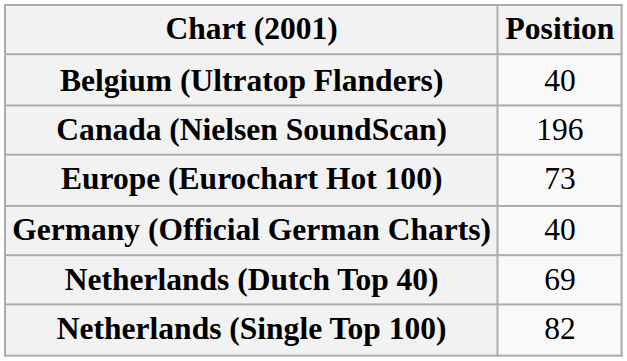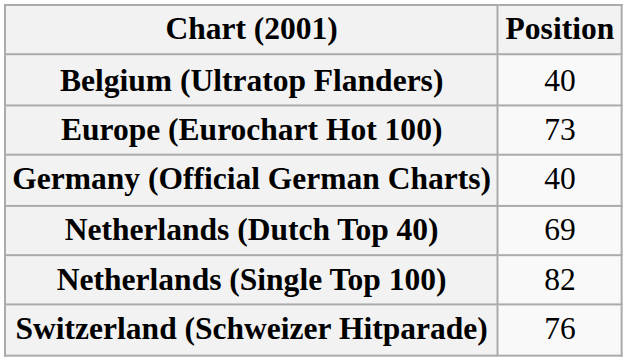- row: (252, 129)
+ row: (252, 329)
